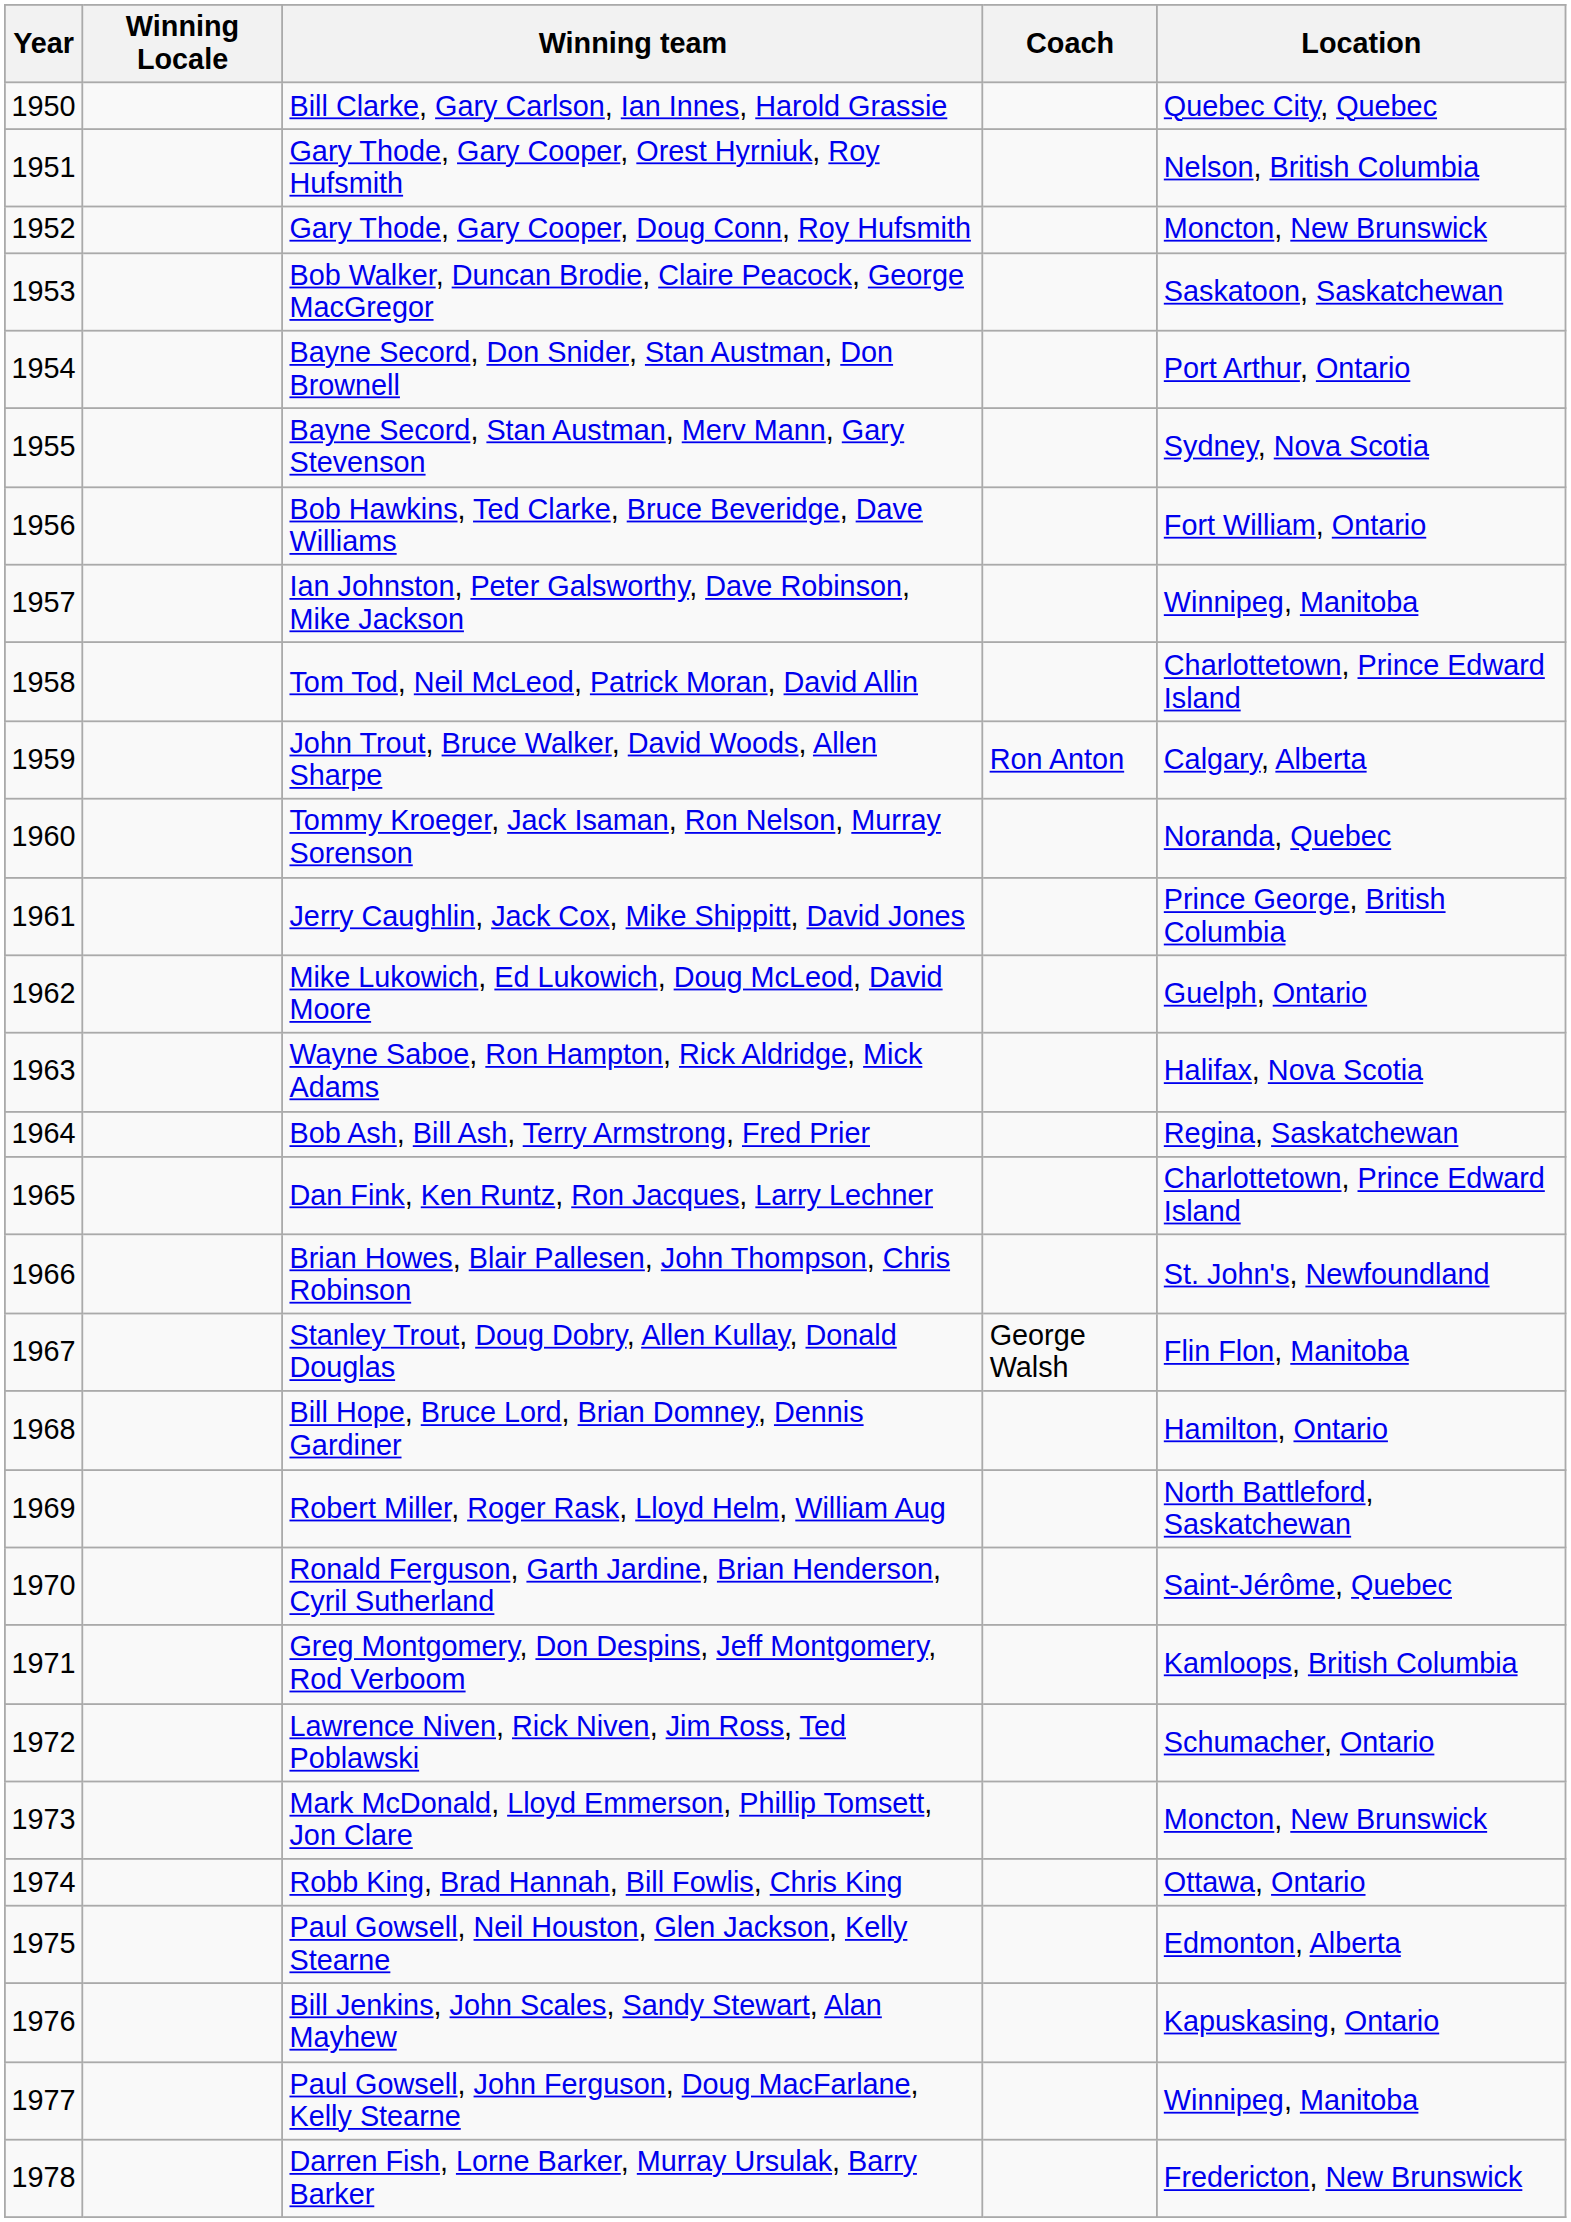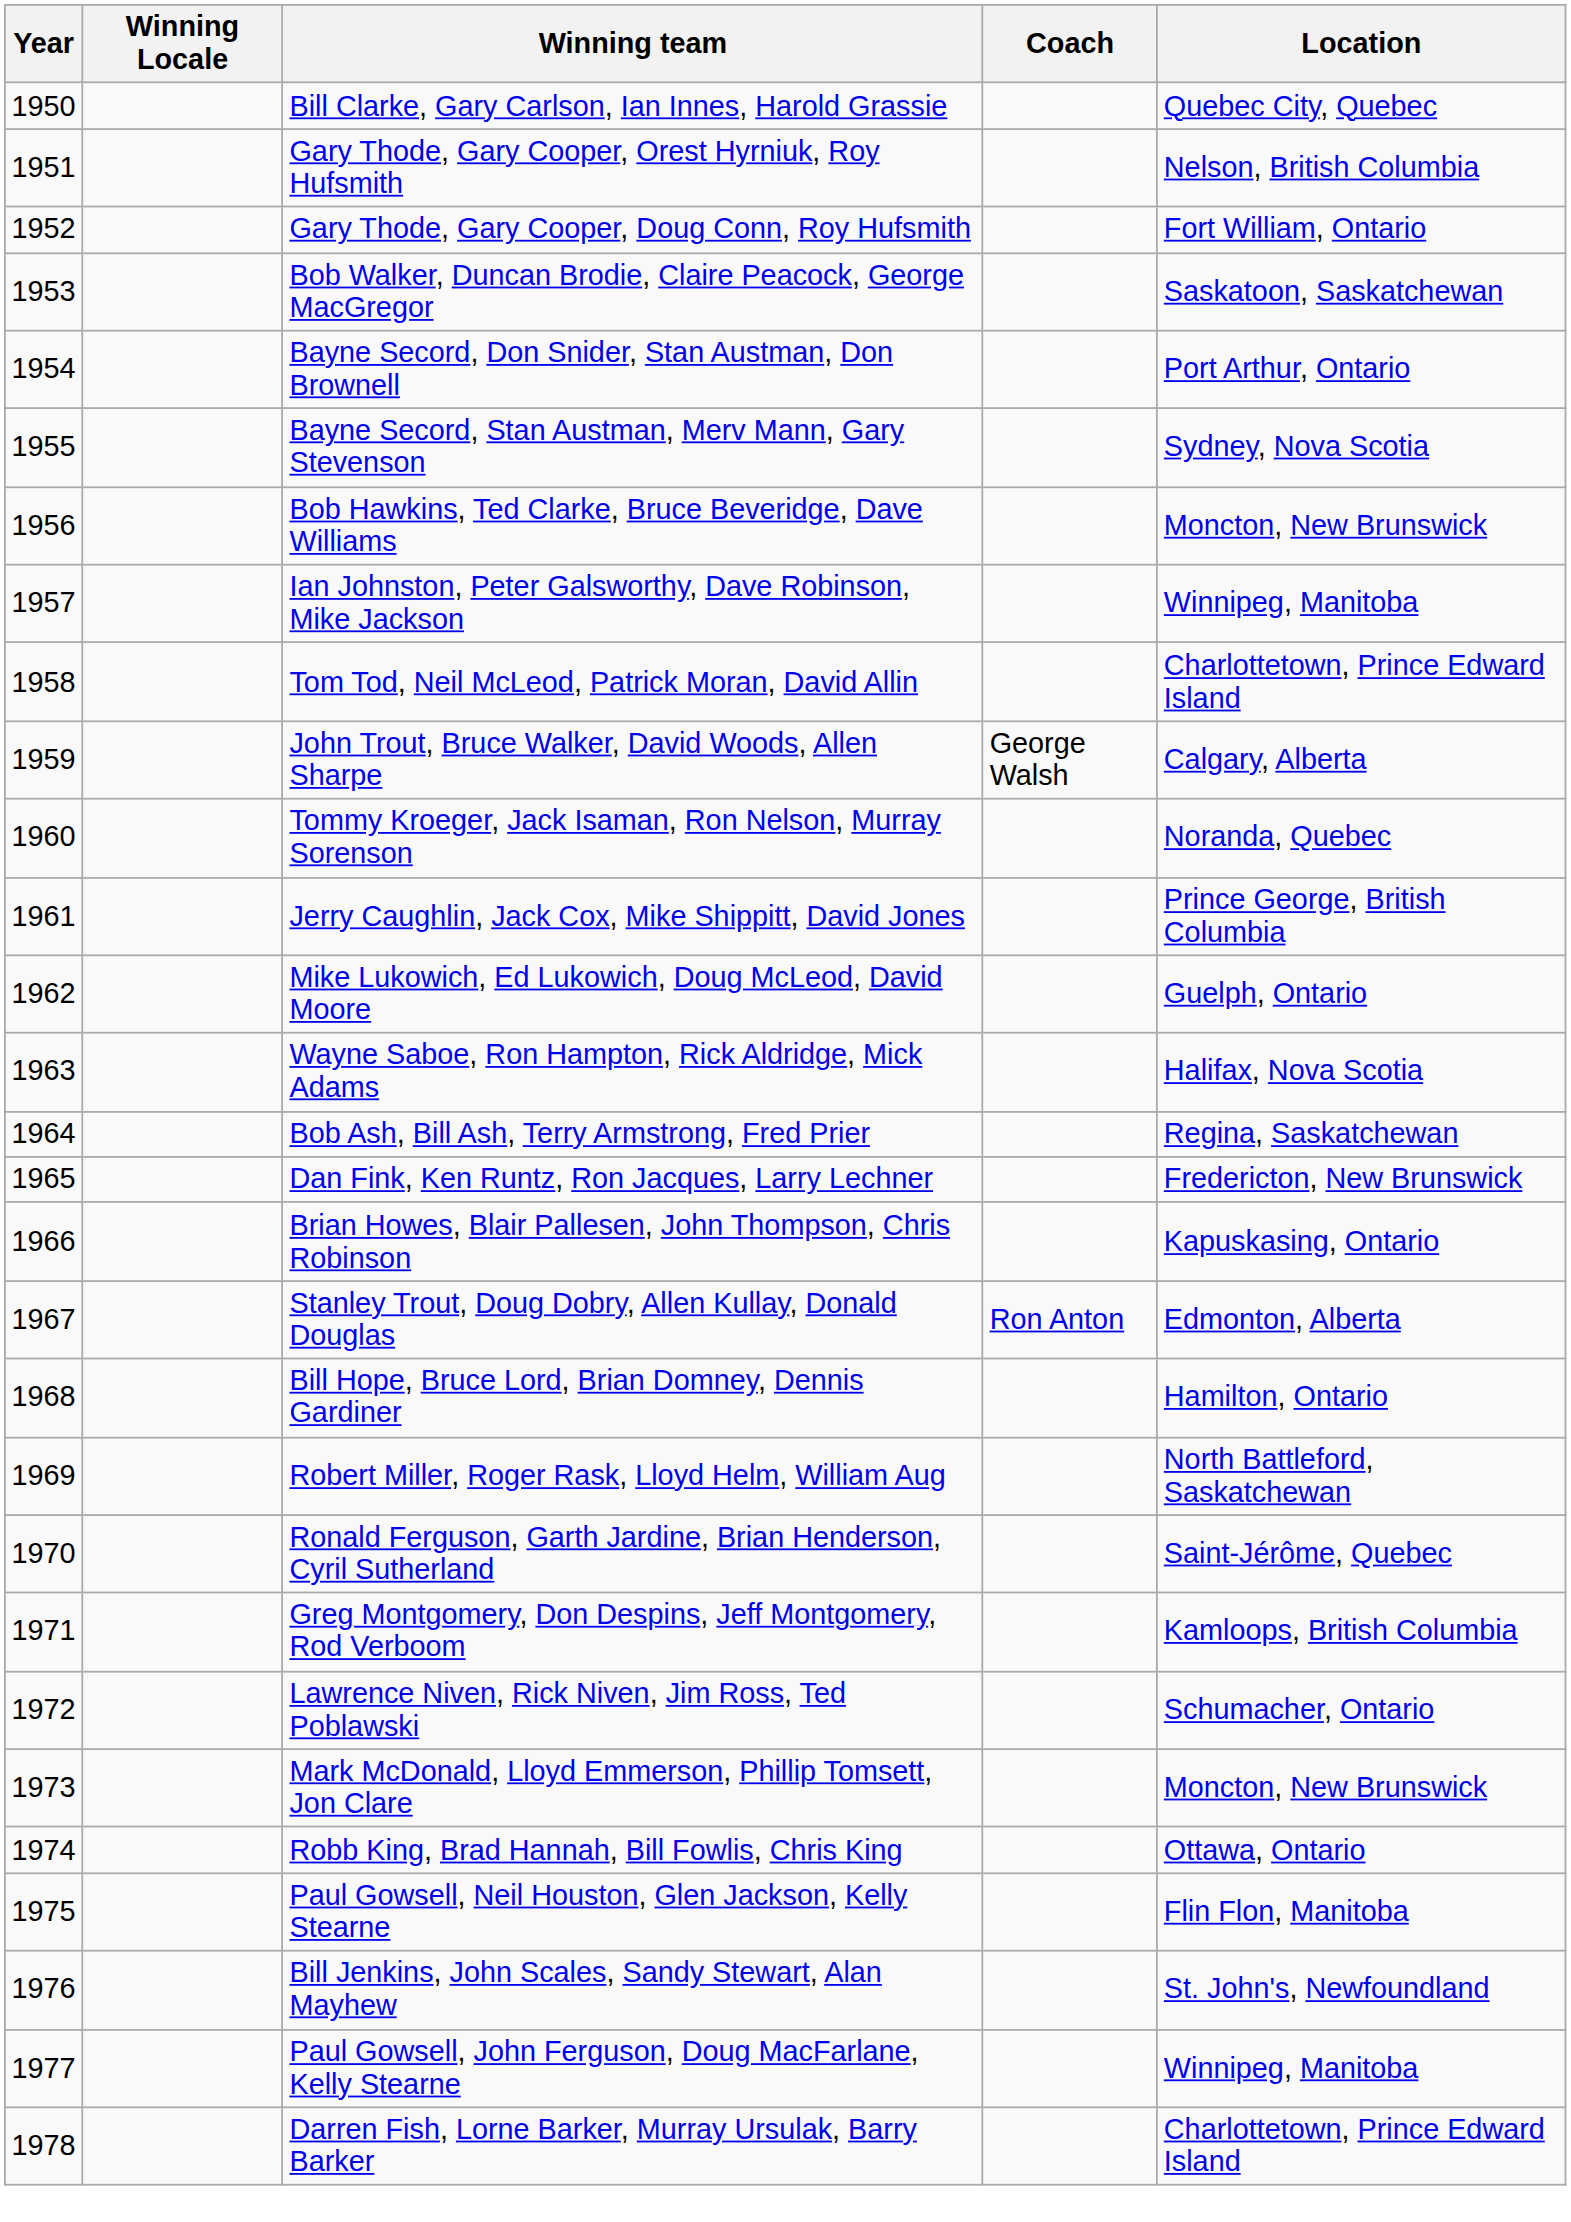(1325, 229) Moncton, New Brunswick -> (1295, 229) Fort William, Ontario
(1295, 525) Fort William, Ontario -> (1325, 525) Moncton, New Brunswick
(1057, 759) Ron Anton -> (1038, 759) George Walsh
(1354, 1195) Charlottetown, Prince Edward Island -> (1343, 1179) Fredericton, New Brunswick
(1327, 1273) St. John's, Newfoundland -> (1302, 1241) Kapuskasing, Ontario
(1038, 1351) George Walsh -> (1057, 1319) Ron Anton
(1286, 1351) Flin Flon, Manitoba -> (1282, 1319) Edmonton, Alberta
(1282, 1943) Edmonton, Alberta -> (1286, 1911) Flin Flon, Manitoba
(1302, 2021) Kapuskasing, Ontario -> (1327, 1989) St. John's, Newfoundland
(1343, 2178) Fredericton, New Brunswick -> (1354, 2145) Charlottetown, Prince Edward Island
